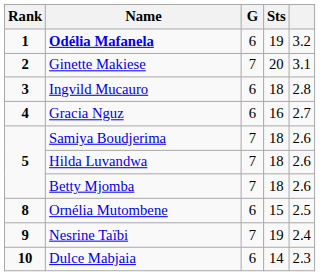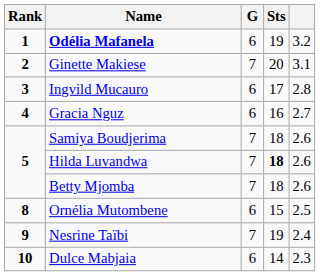(276, 89) 18 -> (276, 89) 17
(276, 162) normal -> (276, 162) bold
